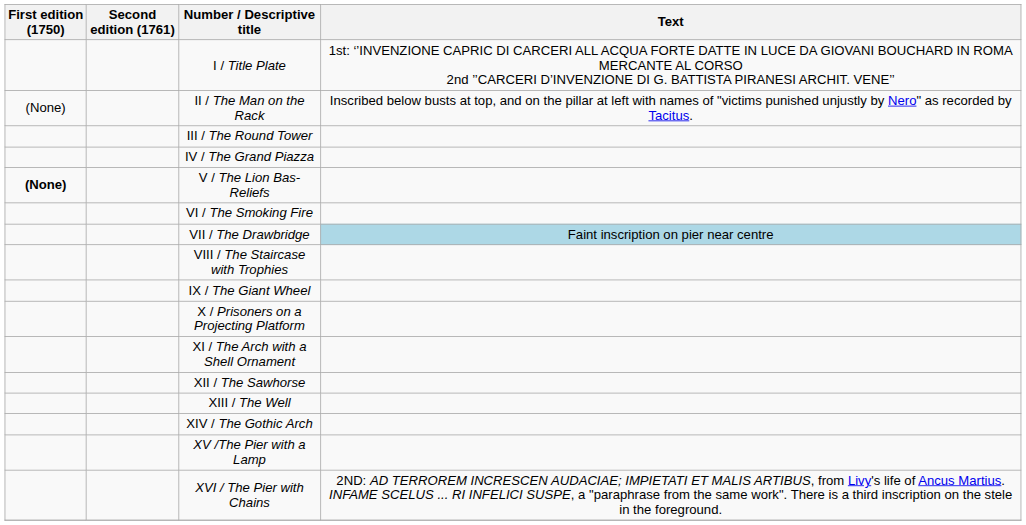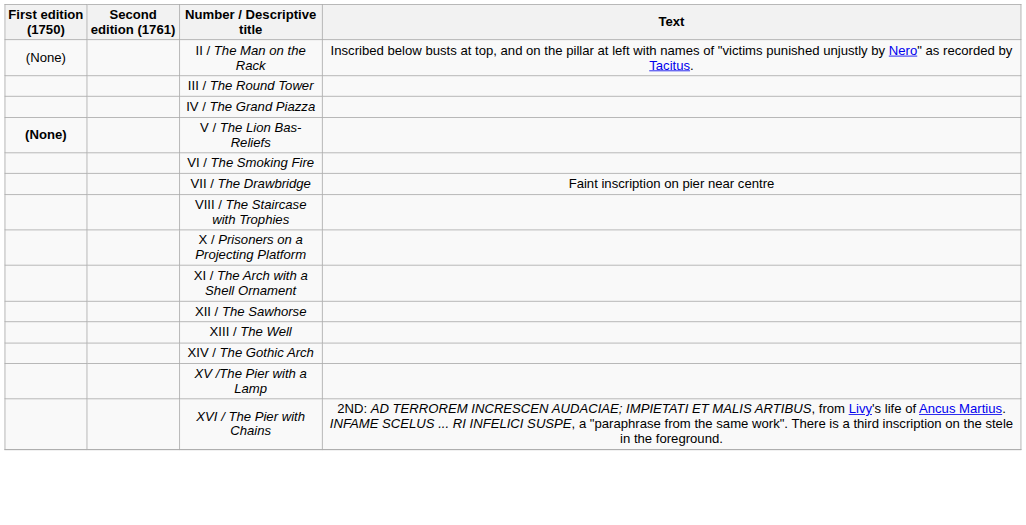- row: (249, 65)
(671, 234) lightblue background -> (671, 184) no background
- row: (249, 290)
